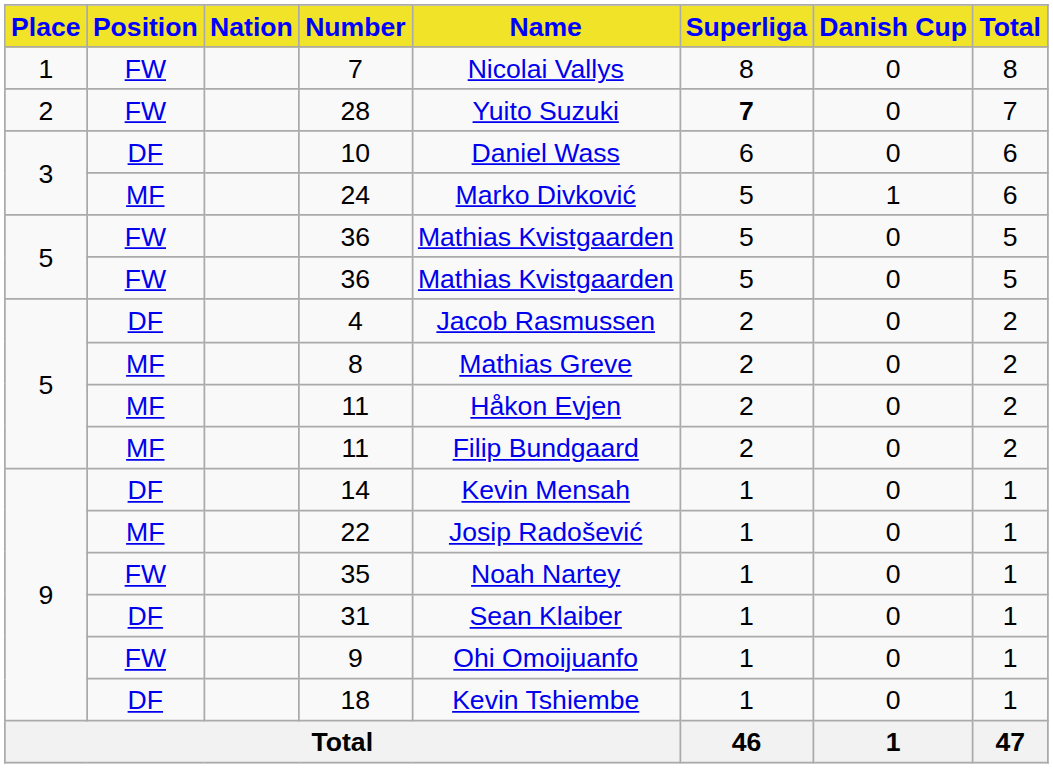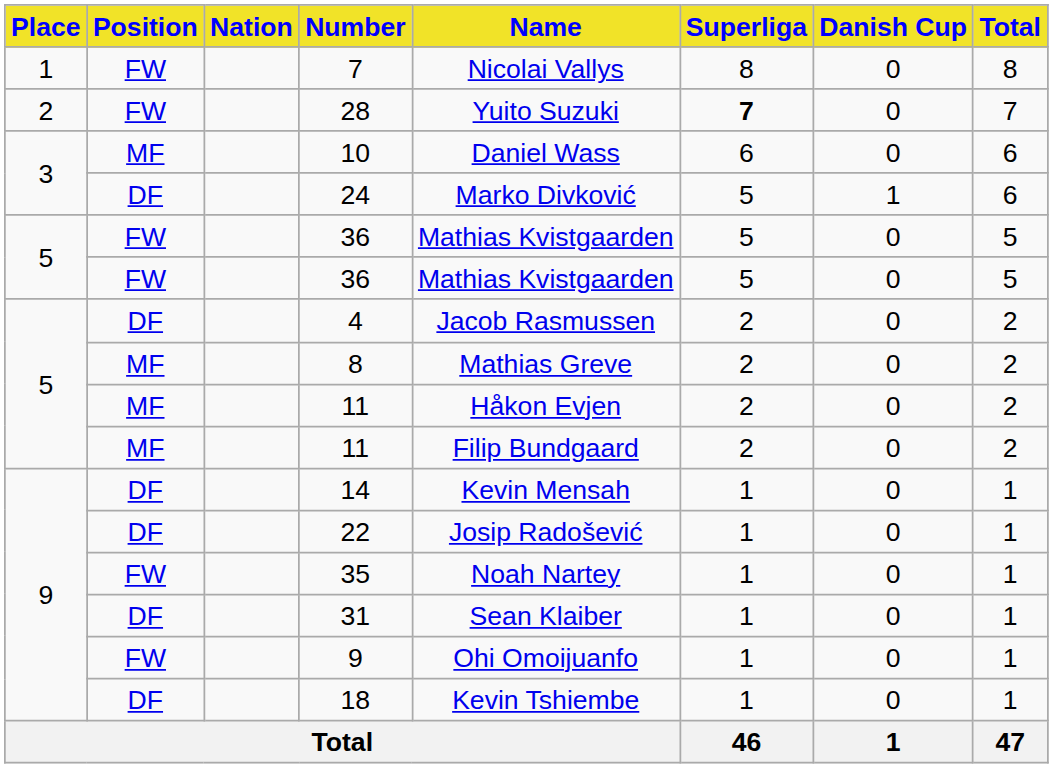(145, 152) DF -> (145, 152) MF
(145, 195) MF -> (145, 195) DF
(145, 531) MF -> (145, 531) DF
